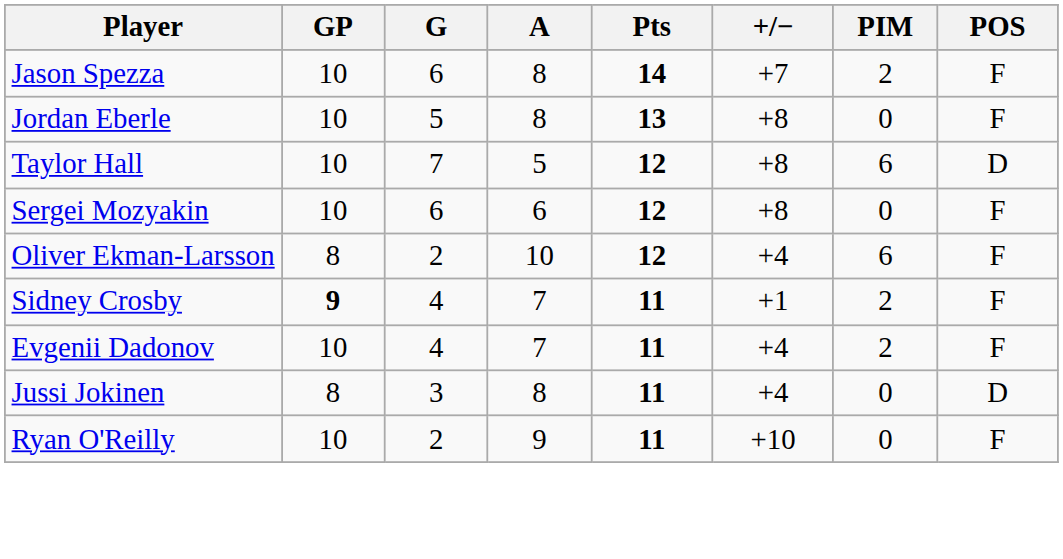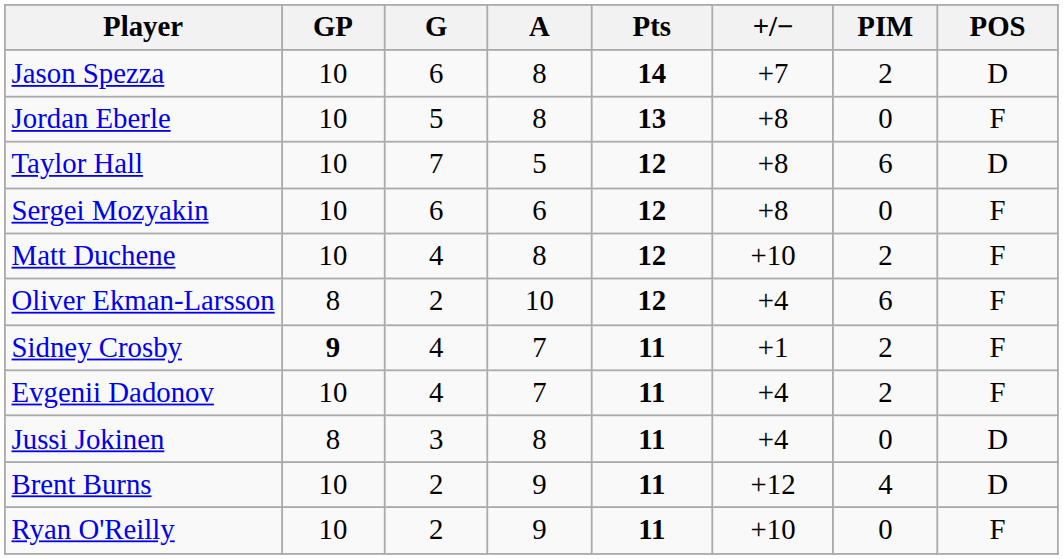(998, 73) F -> (998, 73) D
+ row: (94, 255)
+ row: (82, 484)
